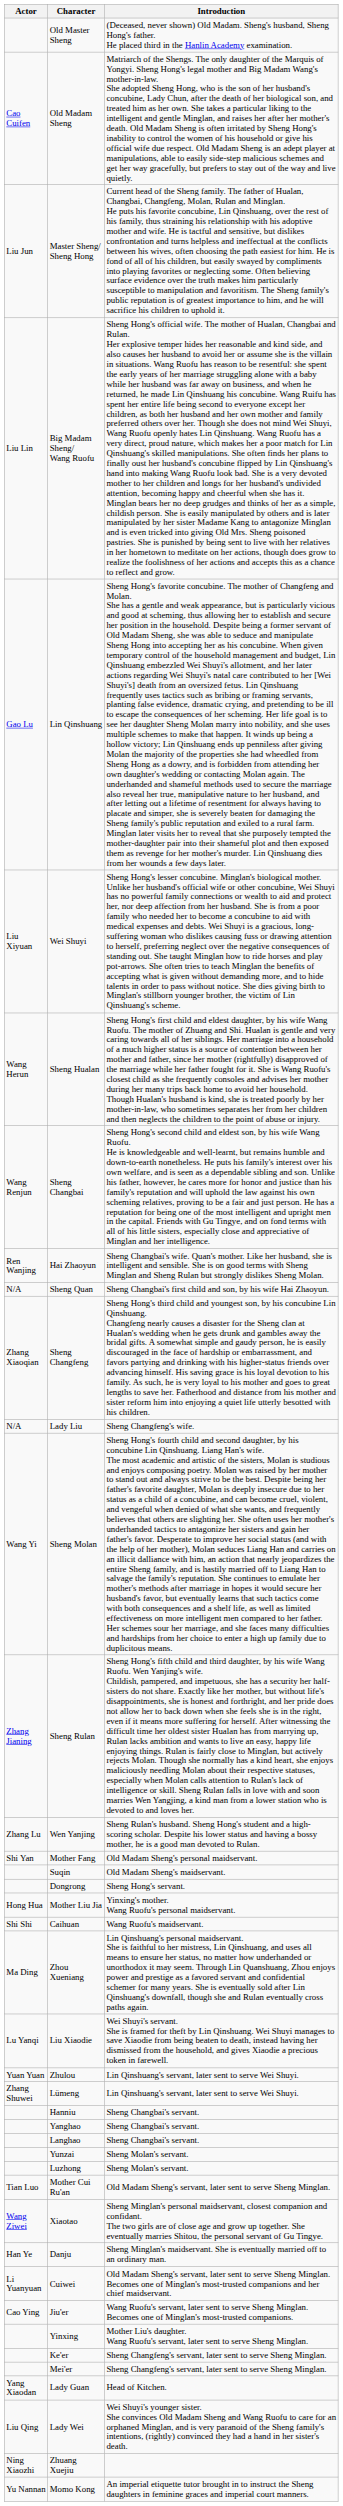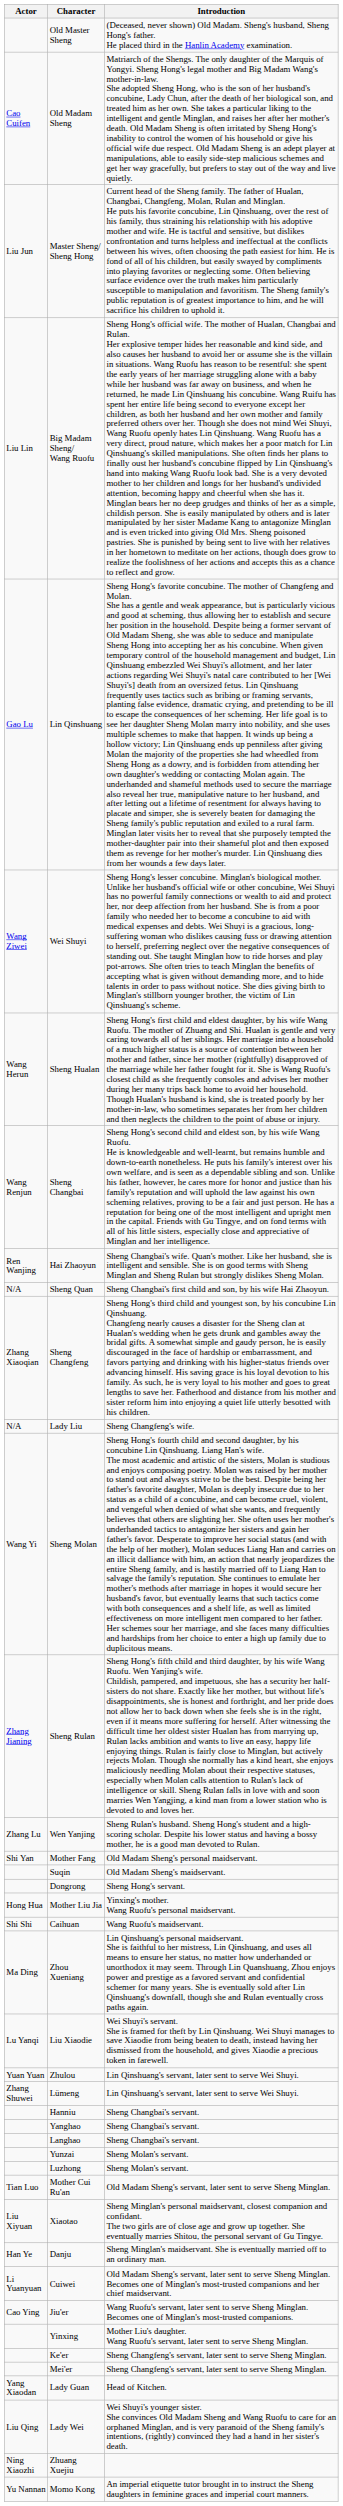(19, 941) Liu Xiyuan -> (17, 941) Wang Ziwei
(17, 2221) Wang Ziwei -> (19, 2221) Liu Xiyuan
